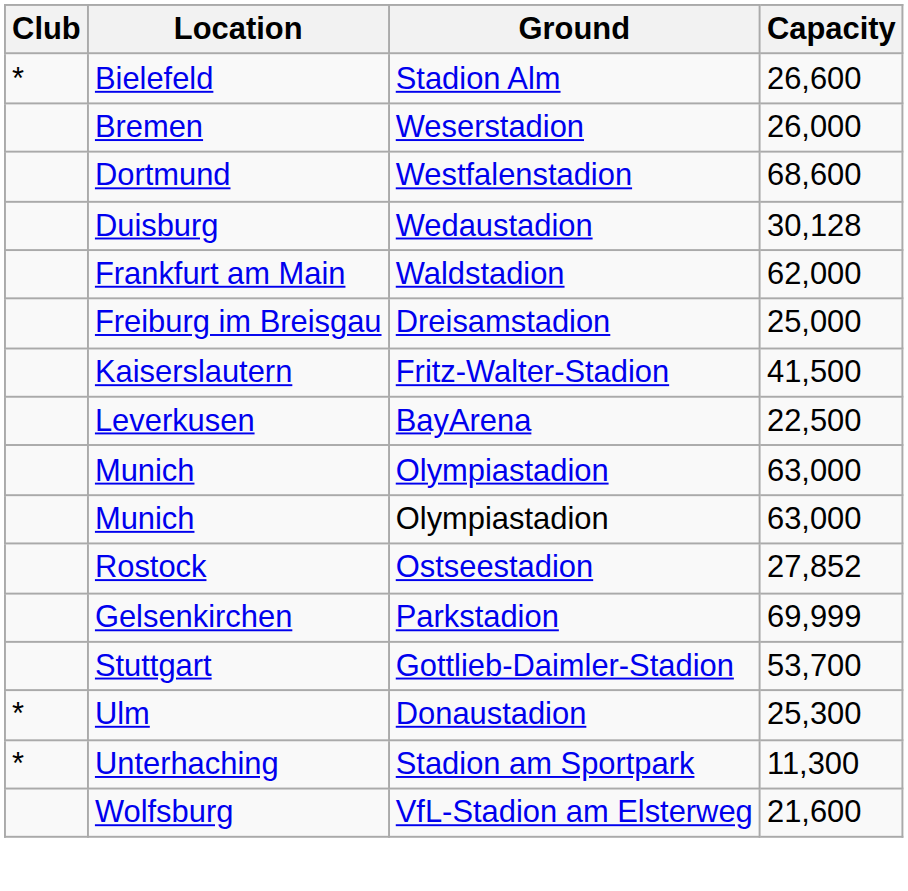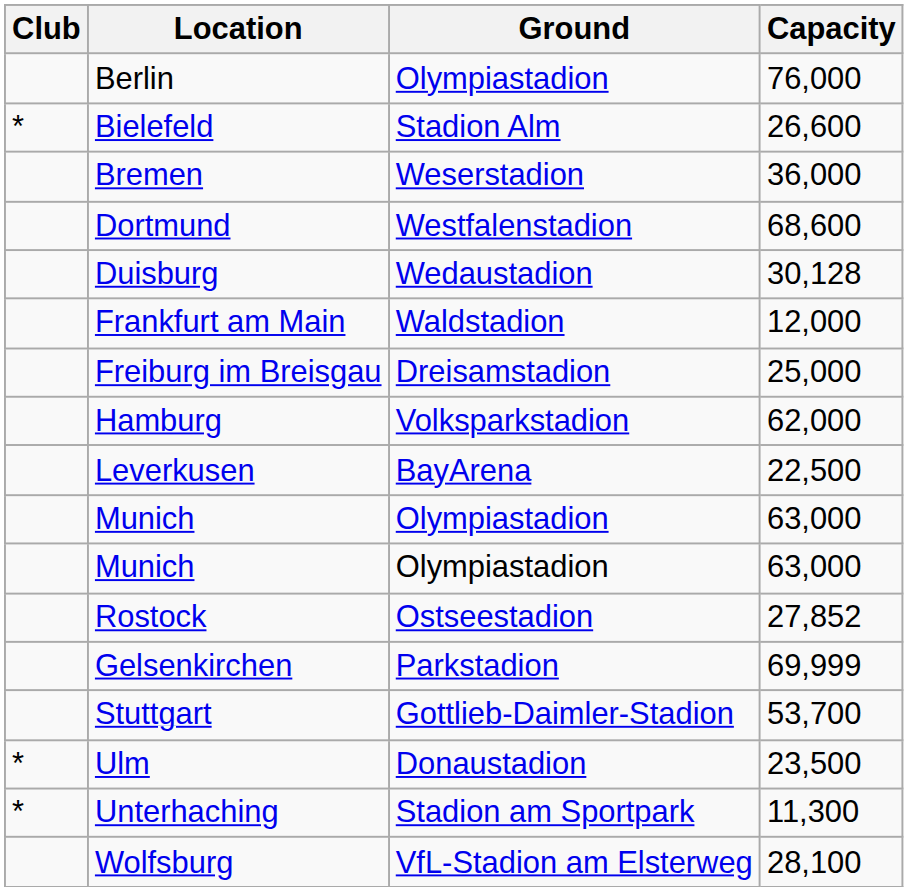+ row: (134, 77)
(814, 126) 26,000 -> (814, 175) 36,000
(814, 273) 62,000 -> (814, 322) 12,000
+ row: (158, 420)
- row: (194, 371)
(814, 714) 25,300 -> (814, 763) 23,500
(814, 812) 21,600 -> (814, 861) 28,100
